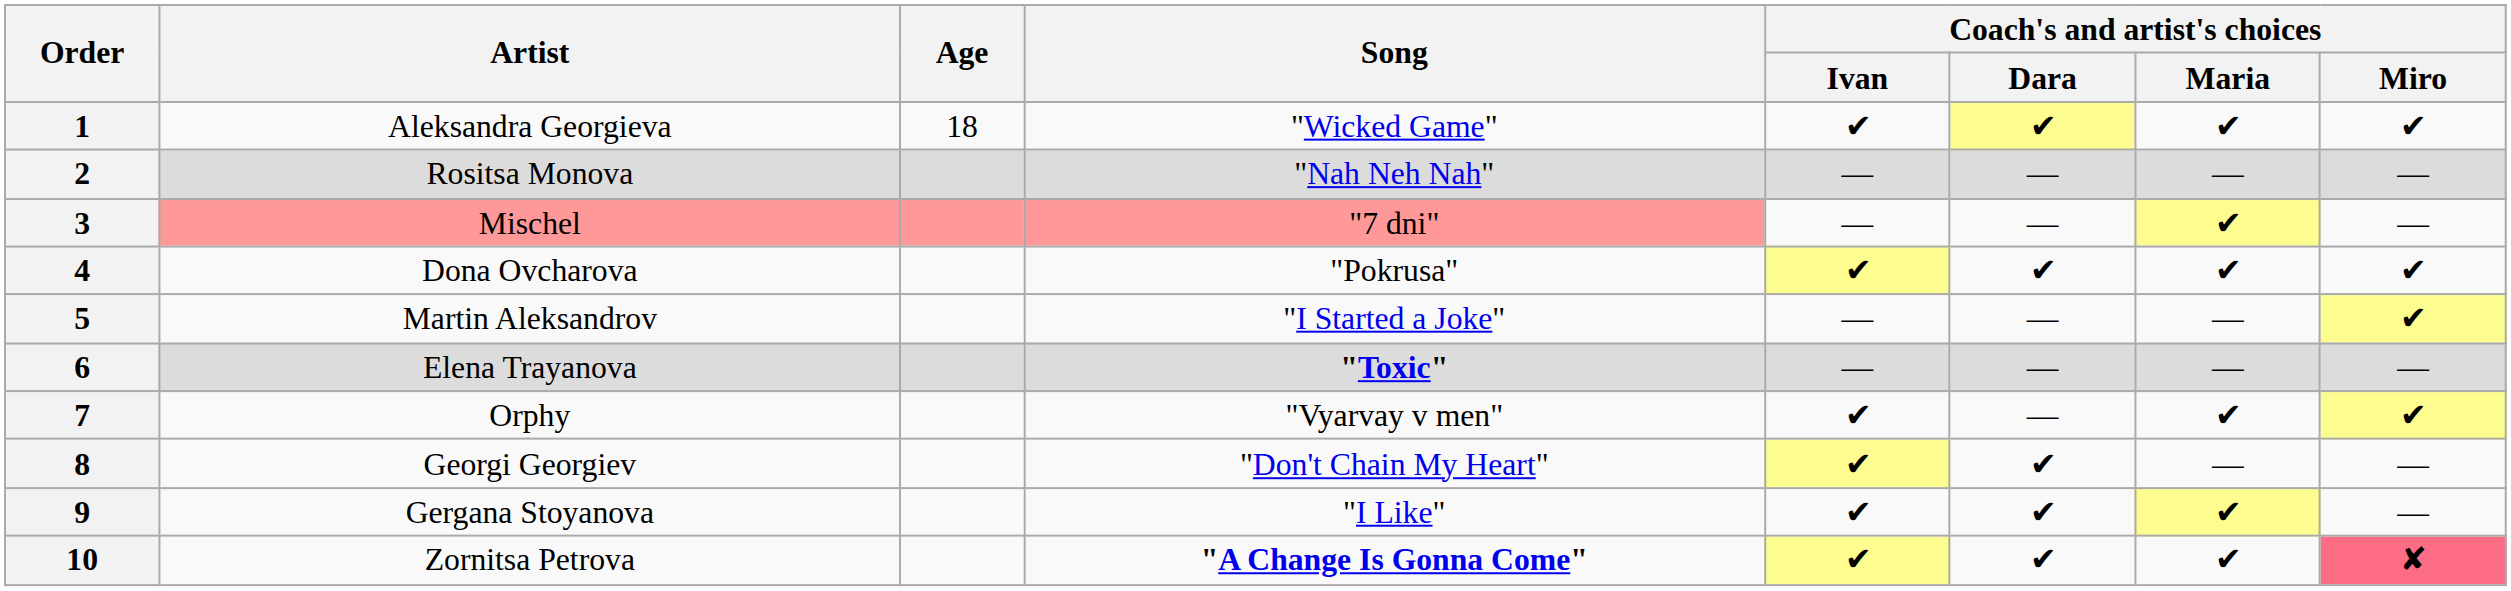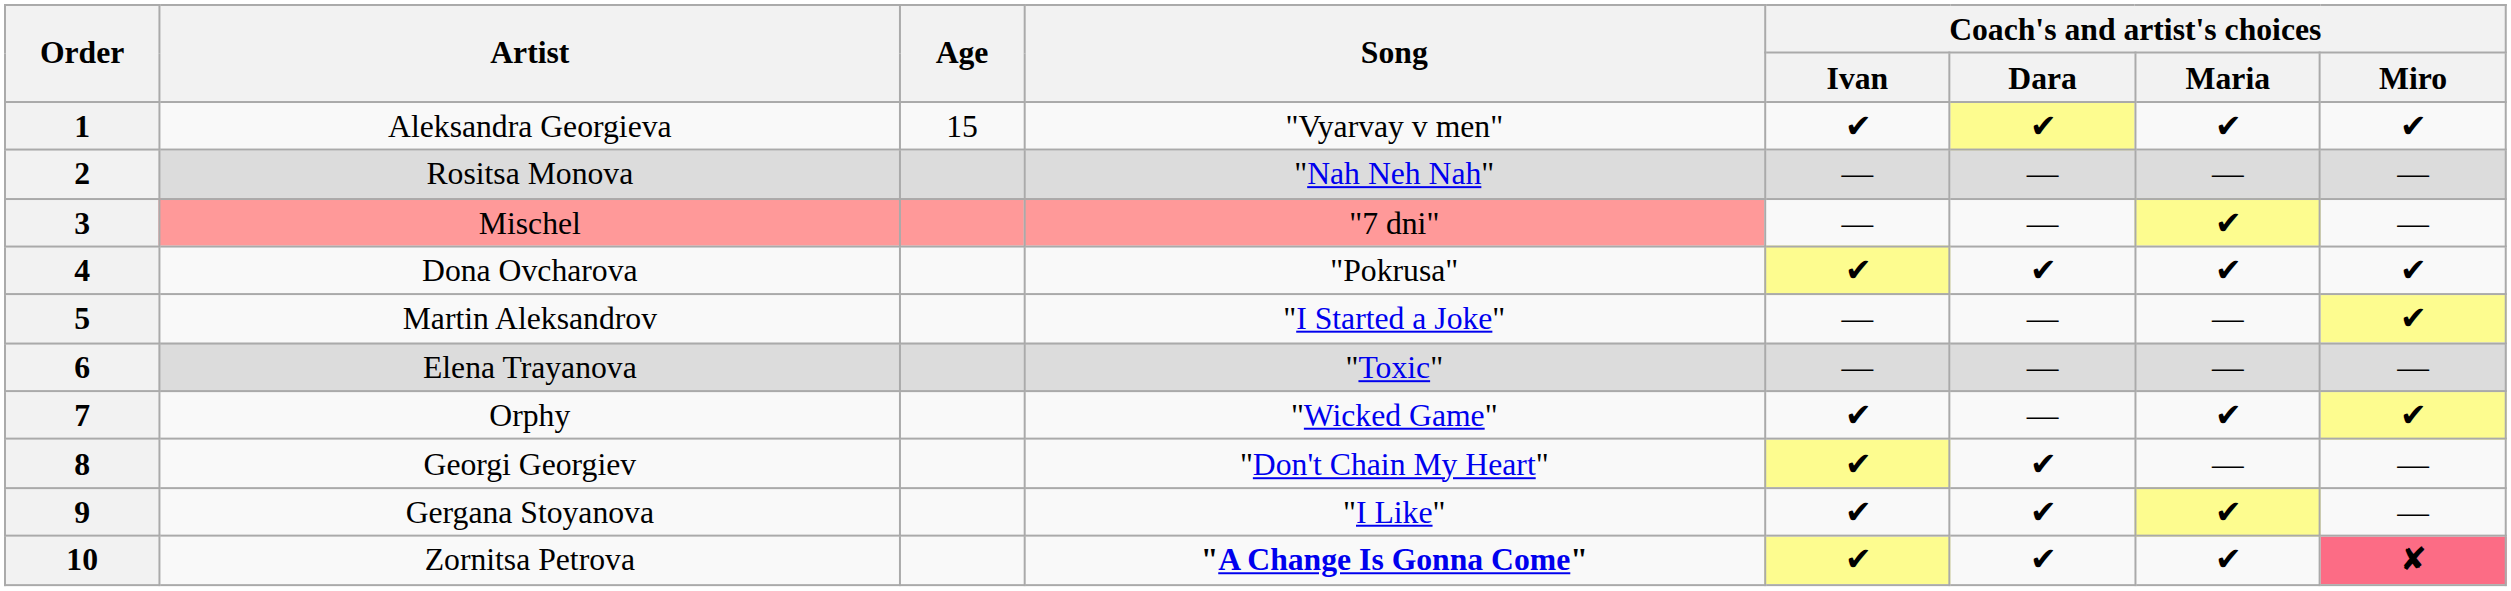(962, 126) 18 -> (962, 126) 15
(1394, 126) "Wicked Game" -> (1394, 126) "Vyarvay v men"
(1394, 367) bold -> (1394, 367) normal
(1394, 415) "Vyarvay v men" -> (1394, 415) "Wicked Game"
